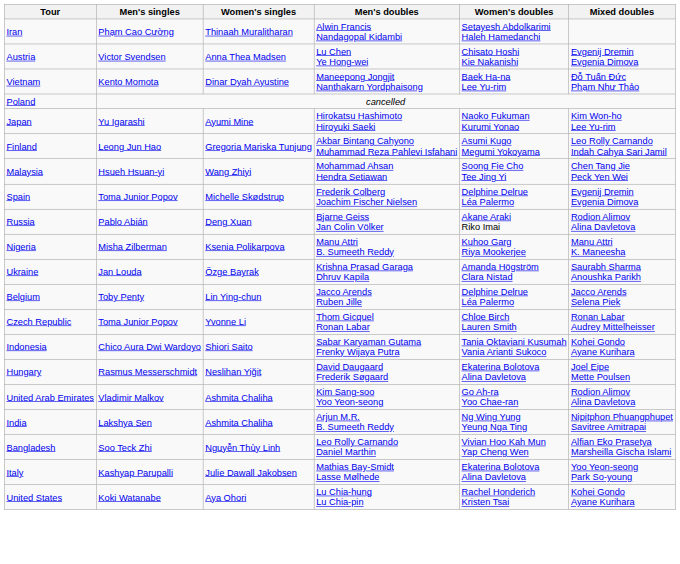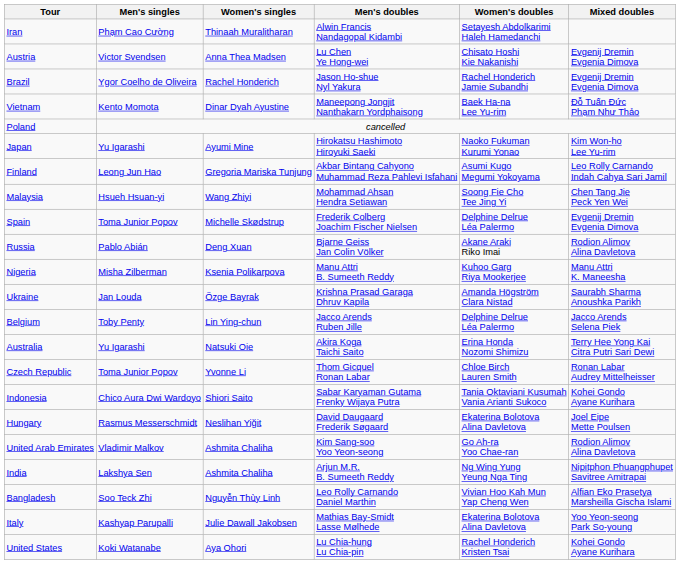+ row: (18, 82)
+ row: (24, 347)
